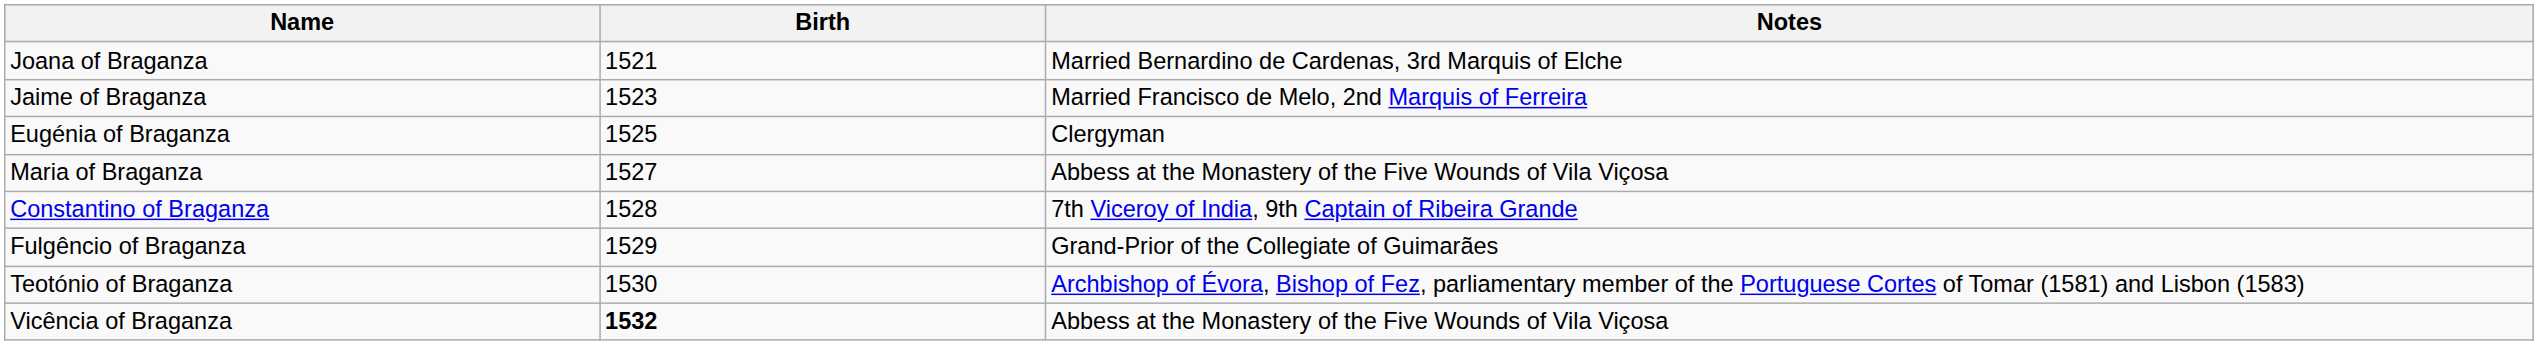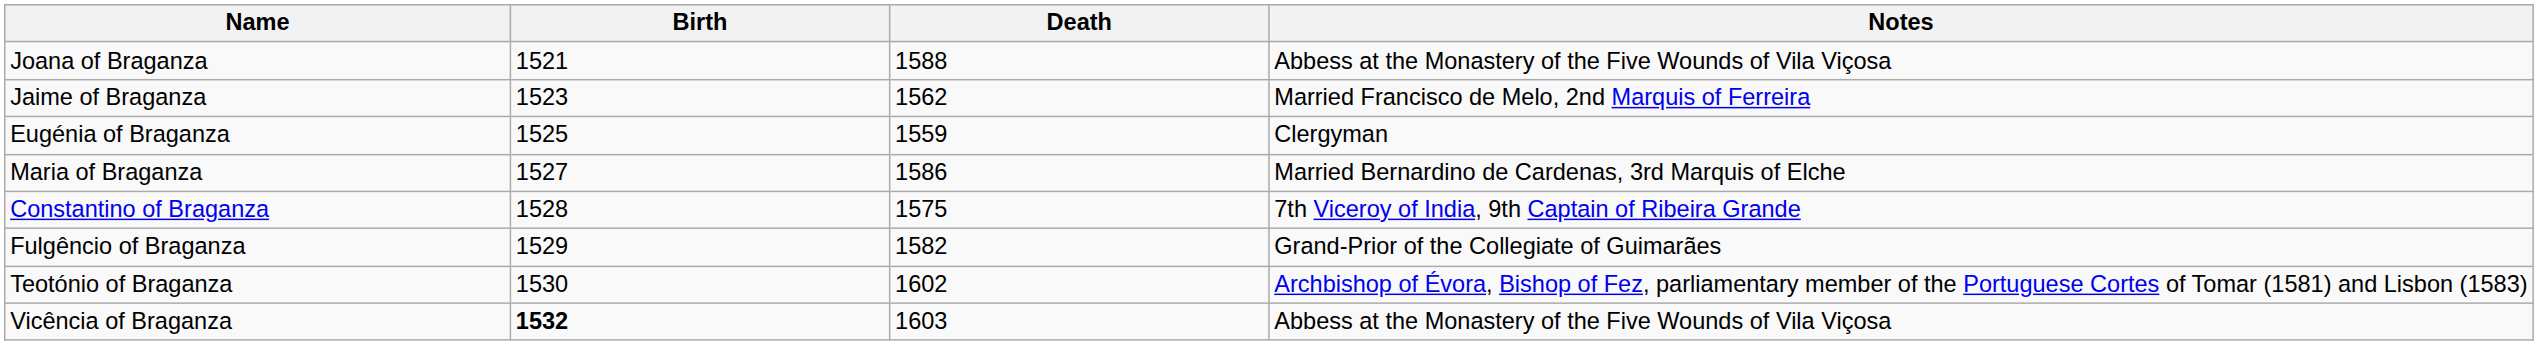+ column: (1079, 23)
(1337, 60) Married Bernardino de Cardenas, 3rd Marquis of Elche -> (1583, 60) Abbess at the Monastery of the Five Wounds of Vila Viçosa
(1360, 172) Abbess at the Monastery of the Five Wounds of Vila Viçosa -> (1560, 172) Married Bernardino de Cardenas, 3rd Marquis of Elche
